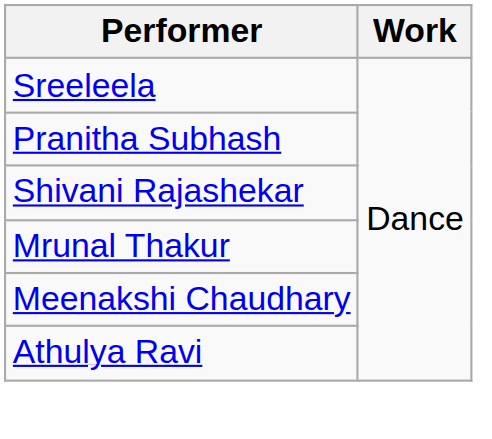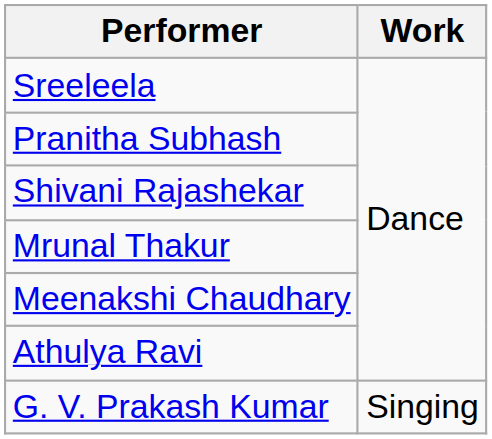+ row: (171, 406)
